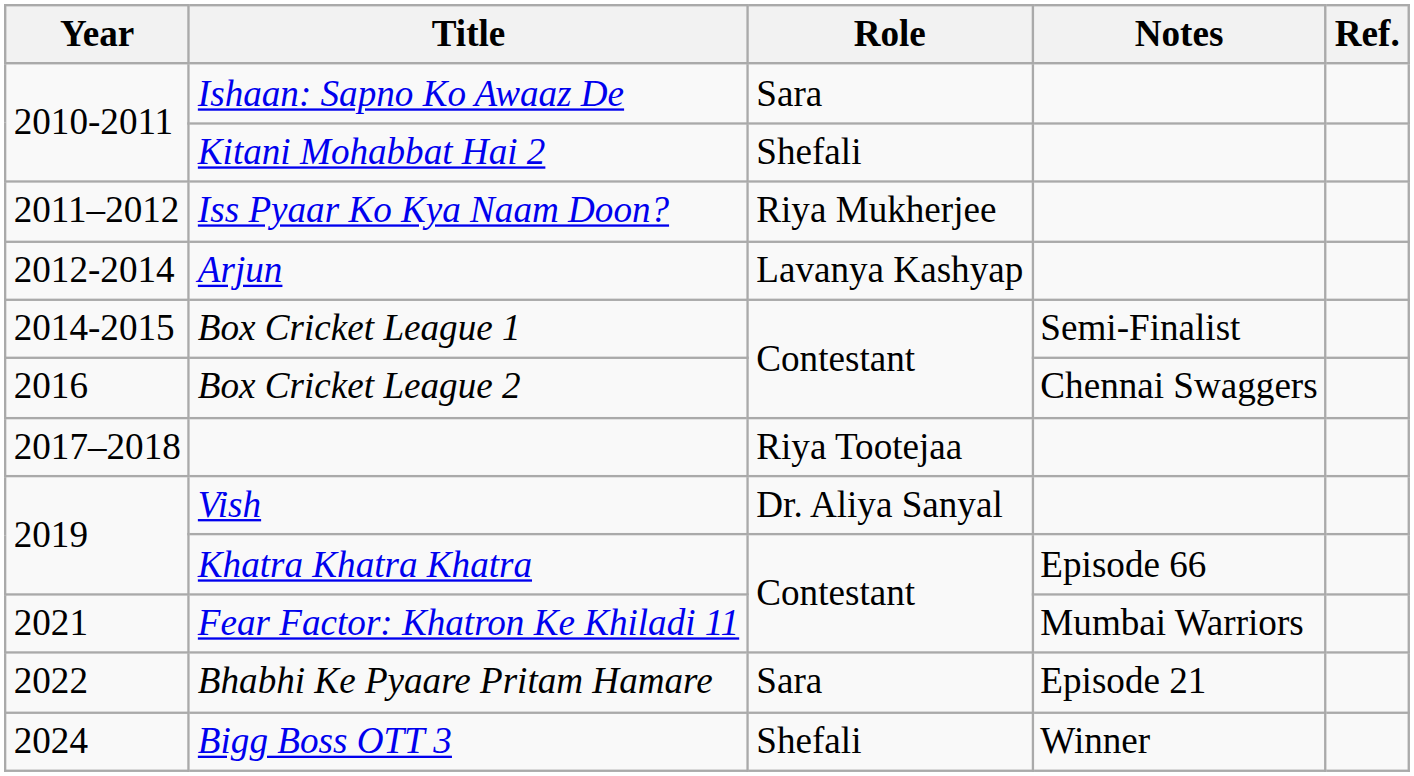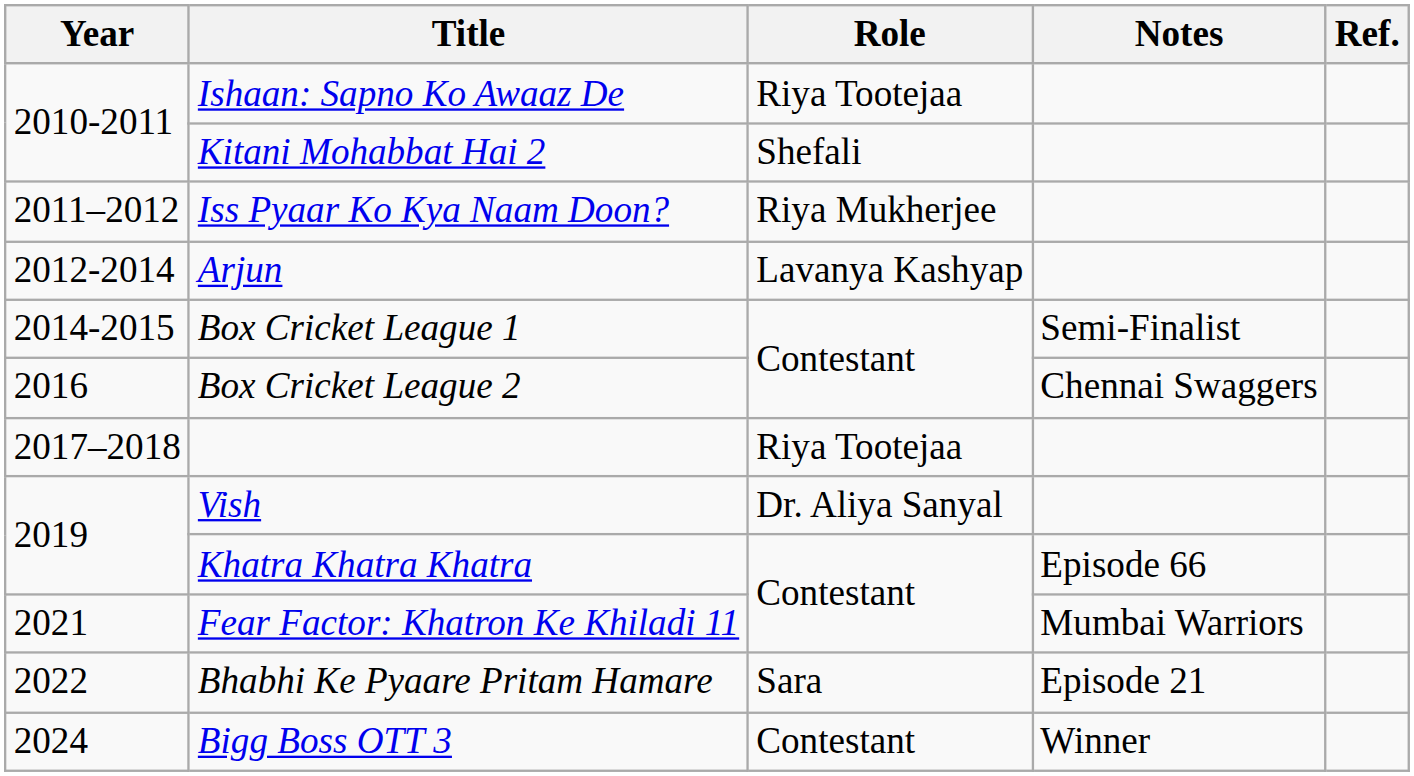(789, 92) Sara -> (859, 92) Riya Tootejaa
(809, 740) Shefali -> (836, 740) Contestant
